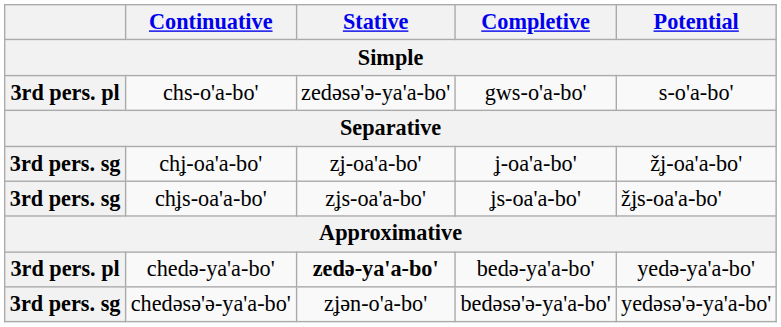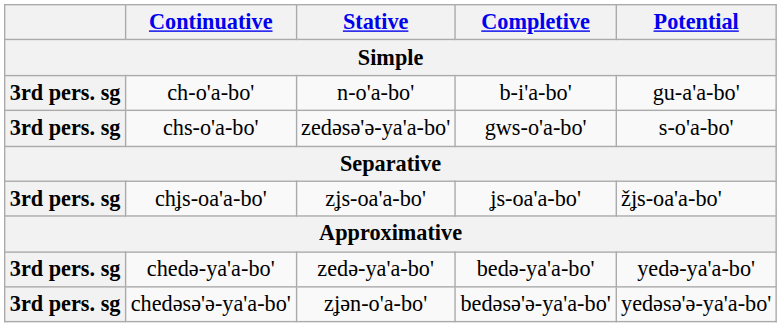+ row: (211, 92)
(65, 92) 3rd pers. pl -> (65, 127) 3rd pers. sg
- row: (211, 163)
(65, 269) 3rd pers. pl -> (65, 269) 3rd pers. sg
(376, 269) bold -> (376, 269) normal
